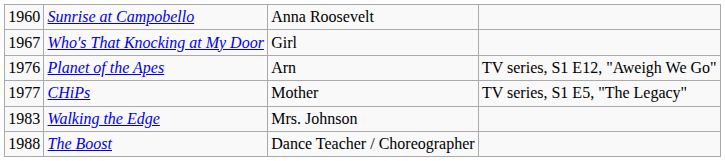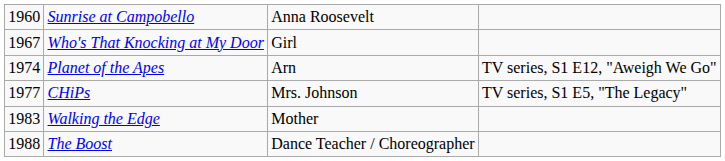(24, 67) 1976 -> (24, 67) 1974
(295, 93) Mother -> (314, 93) Mrs. Johnson
(314, 118) Mrs. Johnson -> (295, 118) Mother
